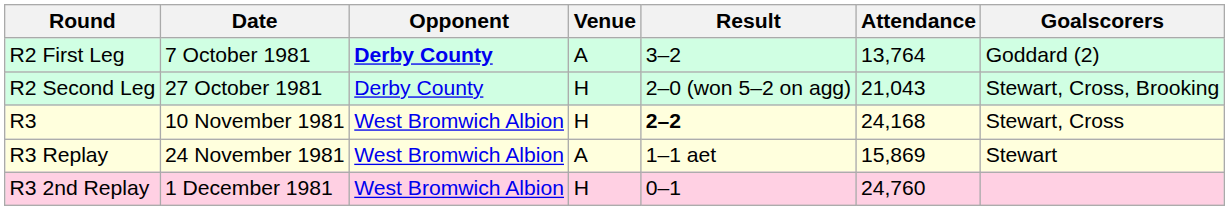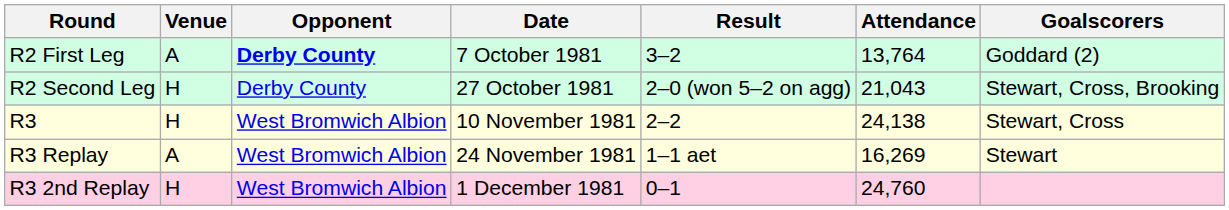columns swapped: (255, 21) <-> (605, 21)
(663, 121) bold -> (663, 121) normal
(893, 121) 24,168 -> (893, 121) 24,138
(893, 155) 15,869 -> (893, 155) 16,269
